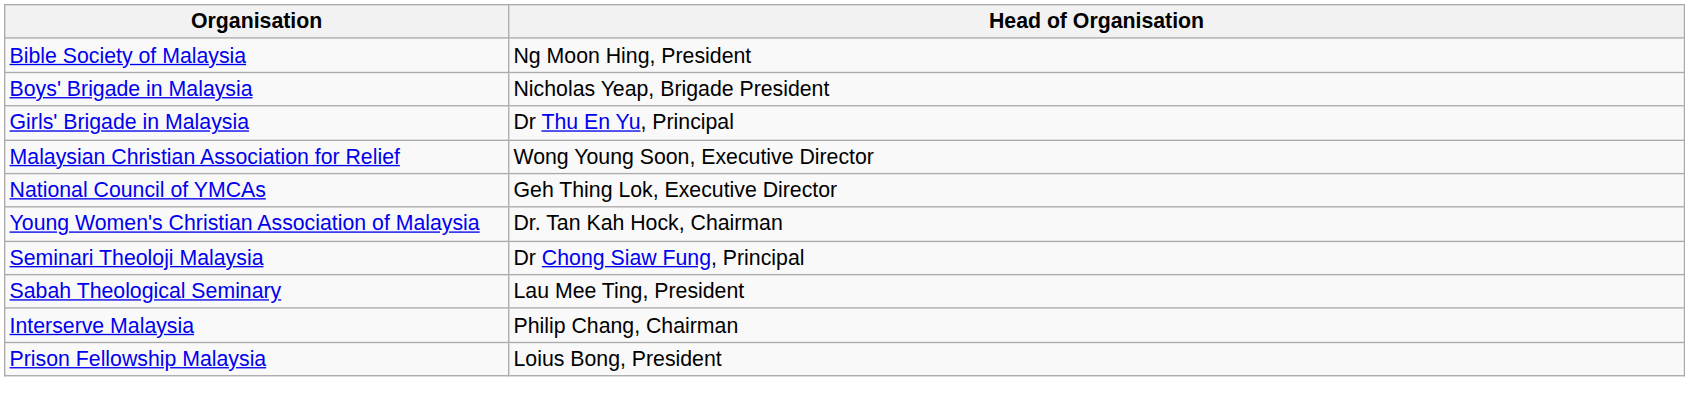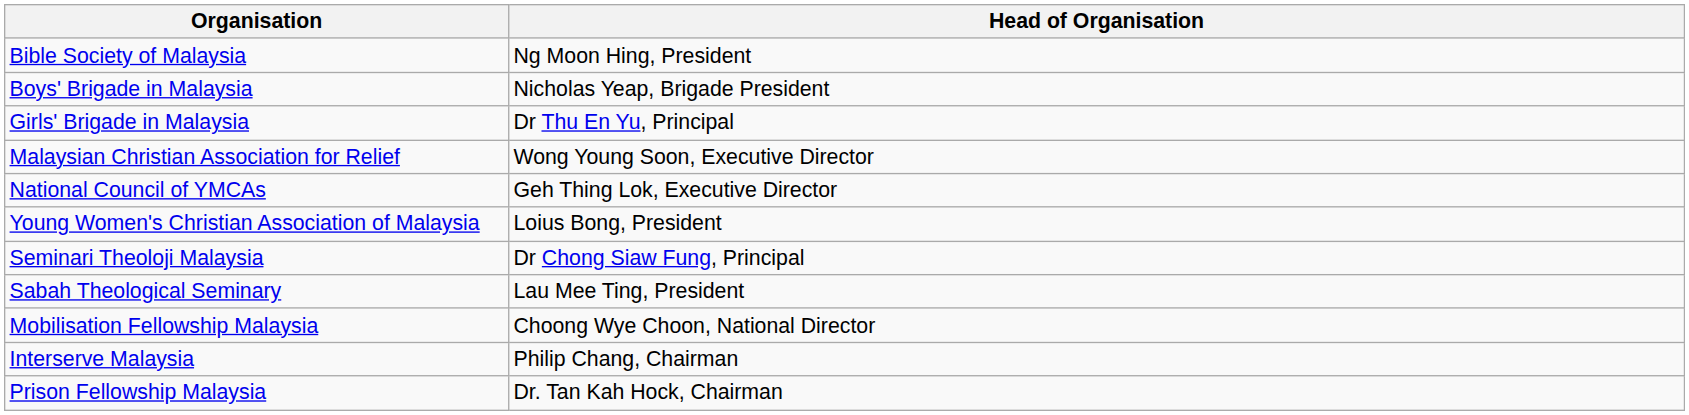(648, 223) Dr. Tan Kah Hock, Chairman -> (618, 223) Loius Bong, President
+ row: (164, 325)
(618, 358) Loius Bong, President -> (648, 392) Dr. Tan Kah Hock, Chairman
